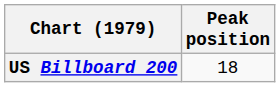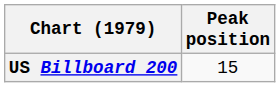(228, 68) 18 -> (228, 68) 15
